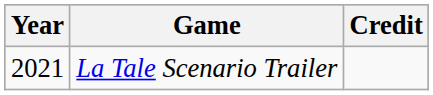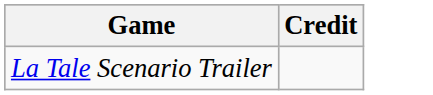- column: (37, 25)
